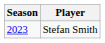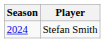(17, 29) 2023 -> (17, 29) 2024
